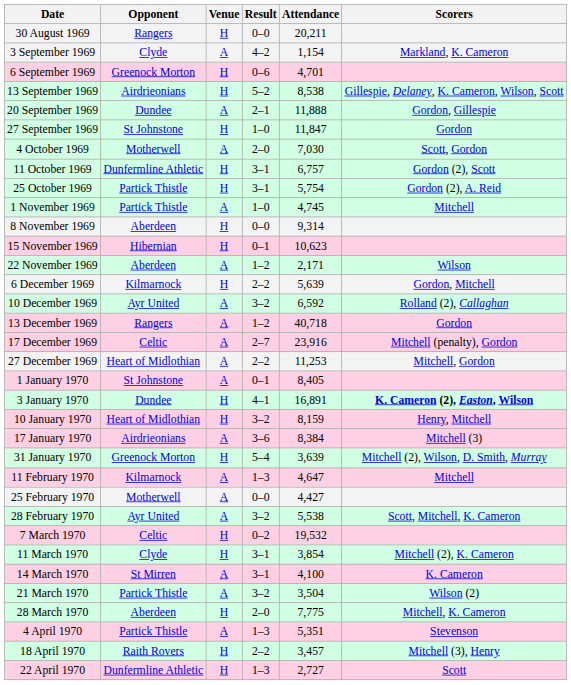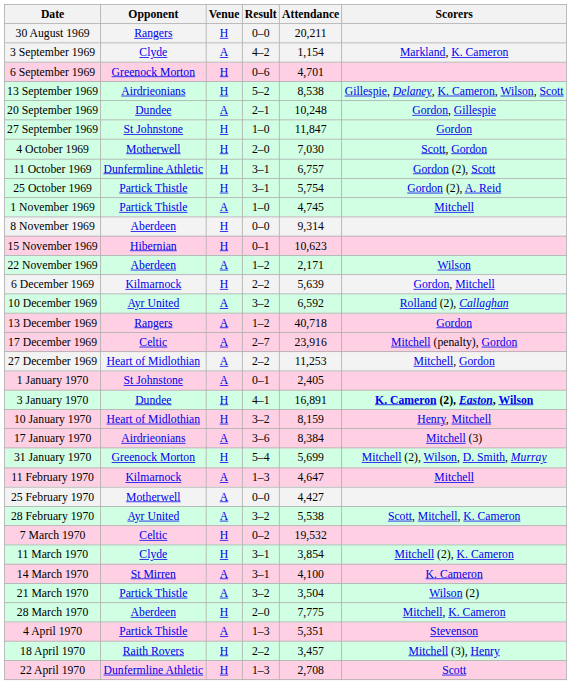(311, 110) 11,888 -> (311, 110) 10,248
(224, 149) A -> (224, 149) H
(311, 381) 8,405 -> (311, 381) 2,405
(311, 458) 3,639 -> (311, 458) 5,699
(311, 670) 2,727 -> (311, 670) 2,708
